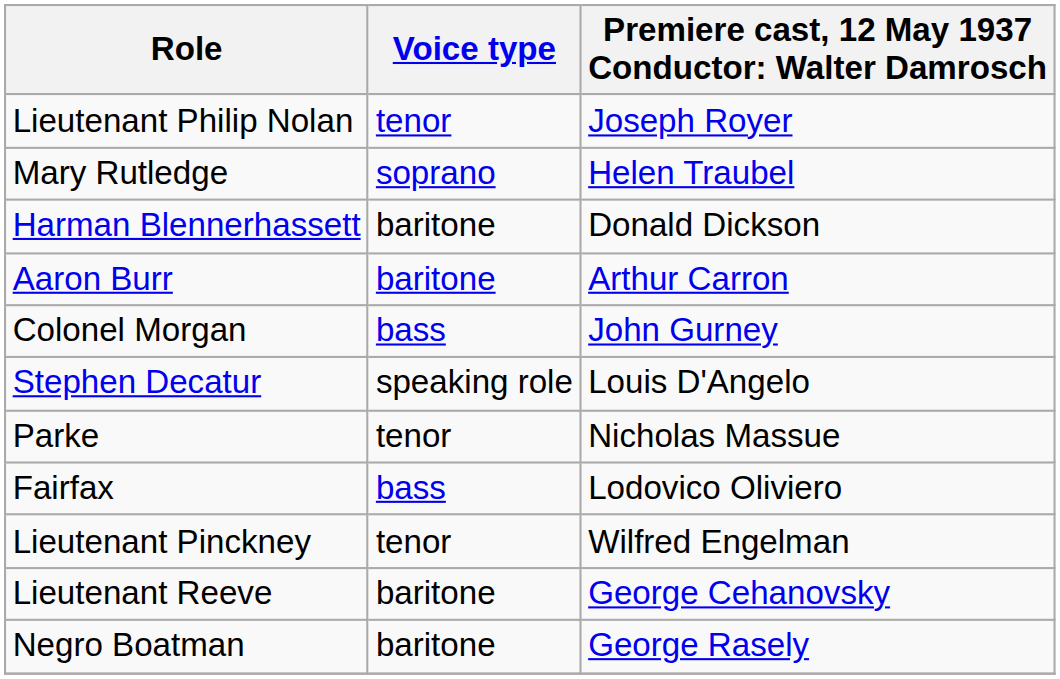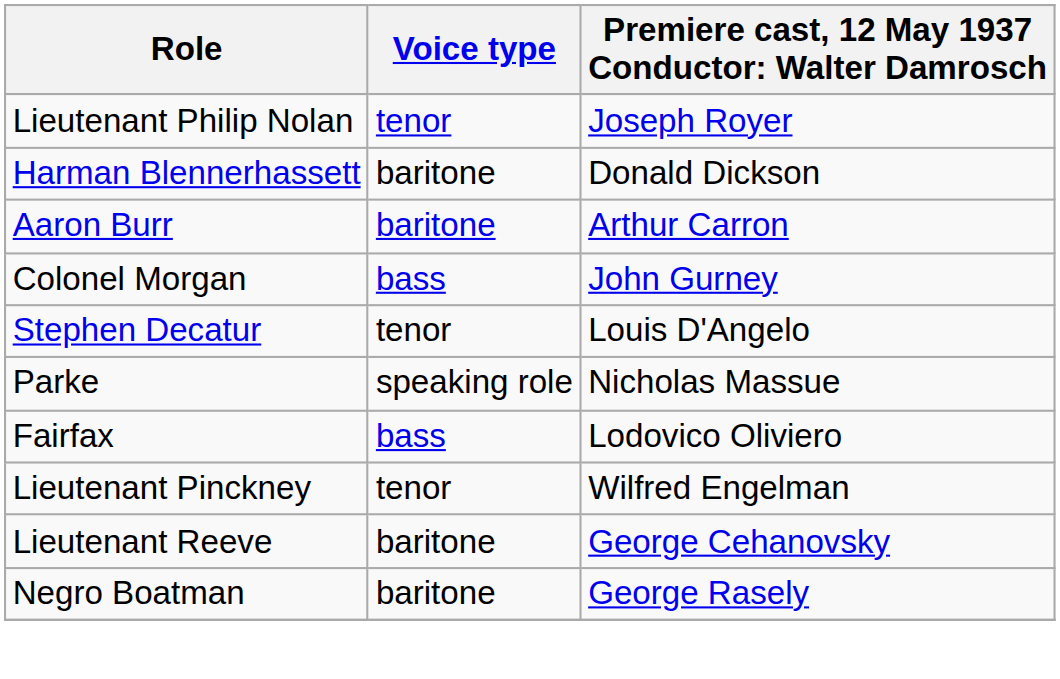- row: (120, 173)
(474, 383) speaking role -> (414, 330) tenor
(414, 435) tenor -> (474, 383) speaking role
